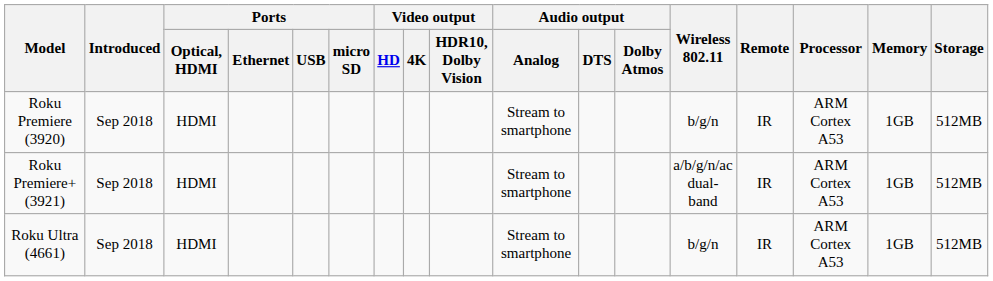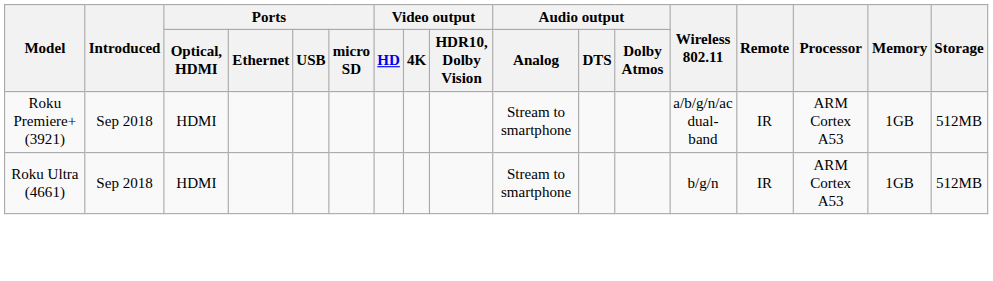- row: (45, 122)
